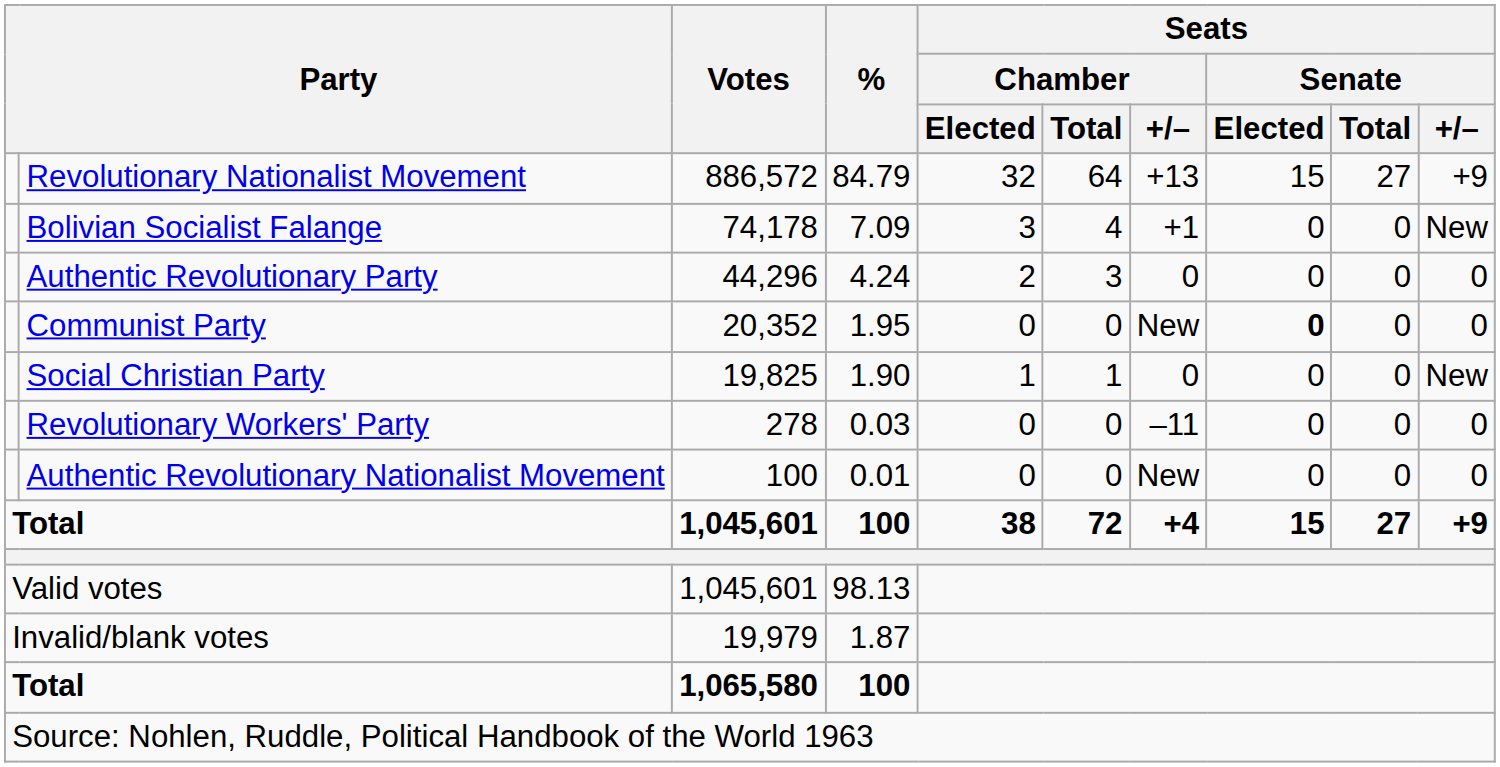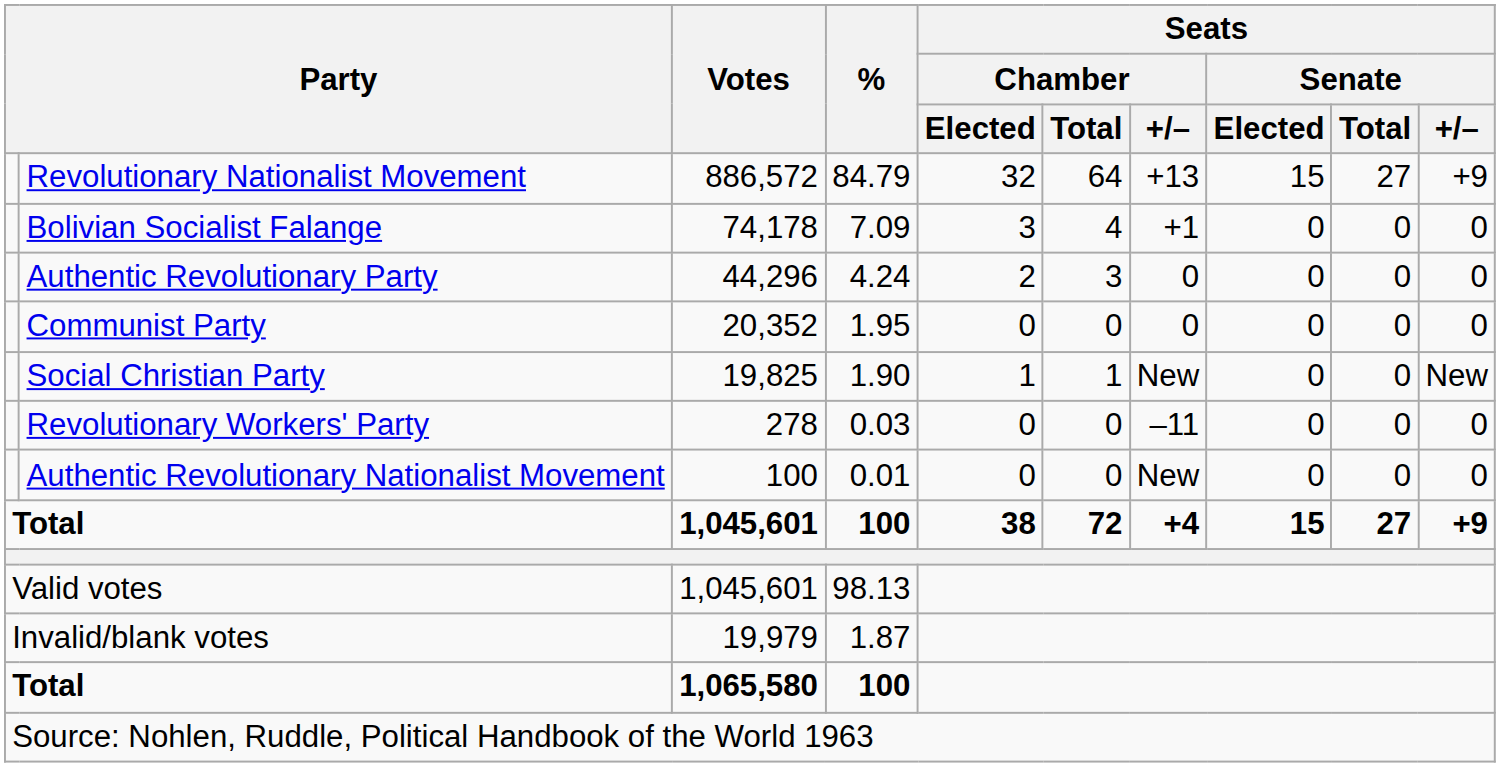(1457, 227) New -> (1479, 227) 0
(1168, 326) New -> (1191, 326) 0
(1316, 326) bold -> (1316, 326) normal
(1191, 375) 0 -> (1168, 375) New
